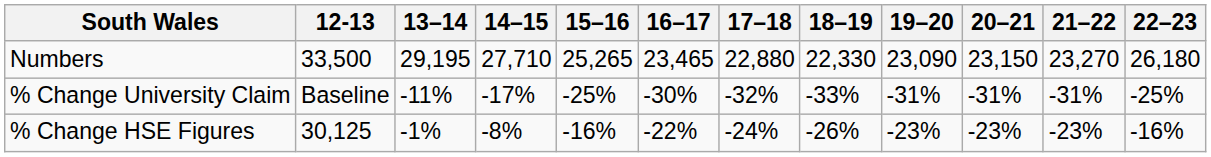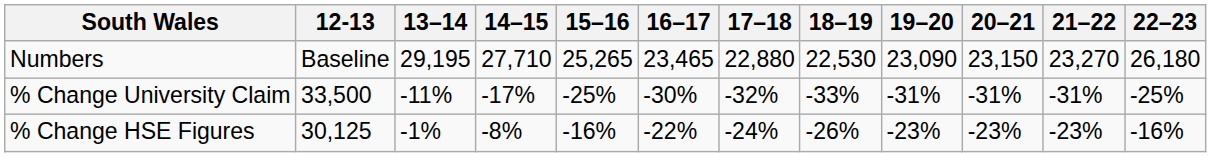(336, 59) 33,500 -> (345, 59) Baseline
(841, 59) 22,330 -> (841, 59) 22,530
(345, 95) Baseline -> (336, 95) 33,500
